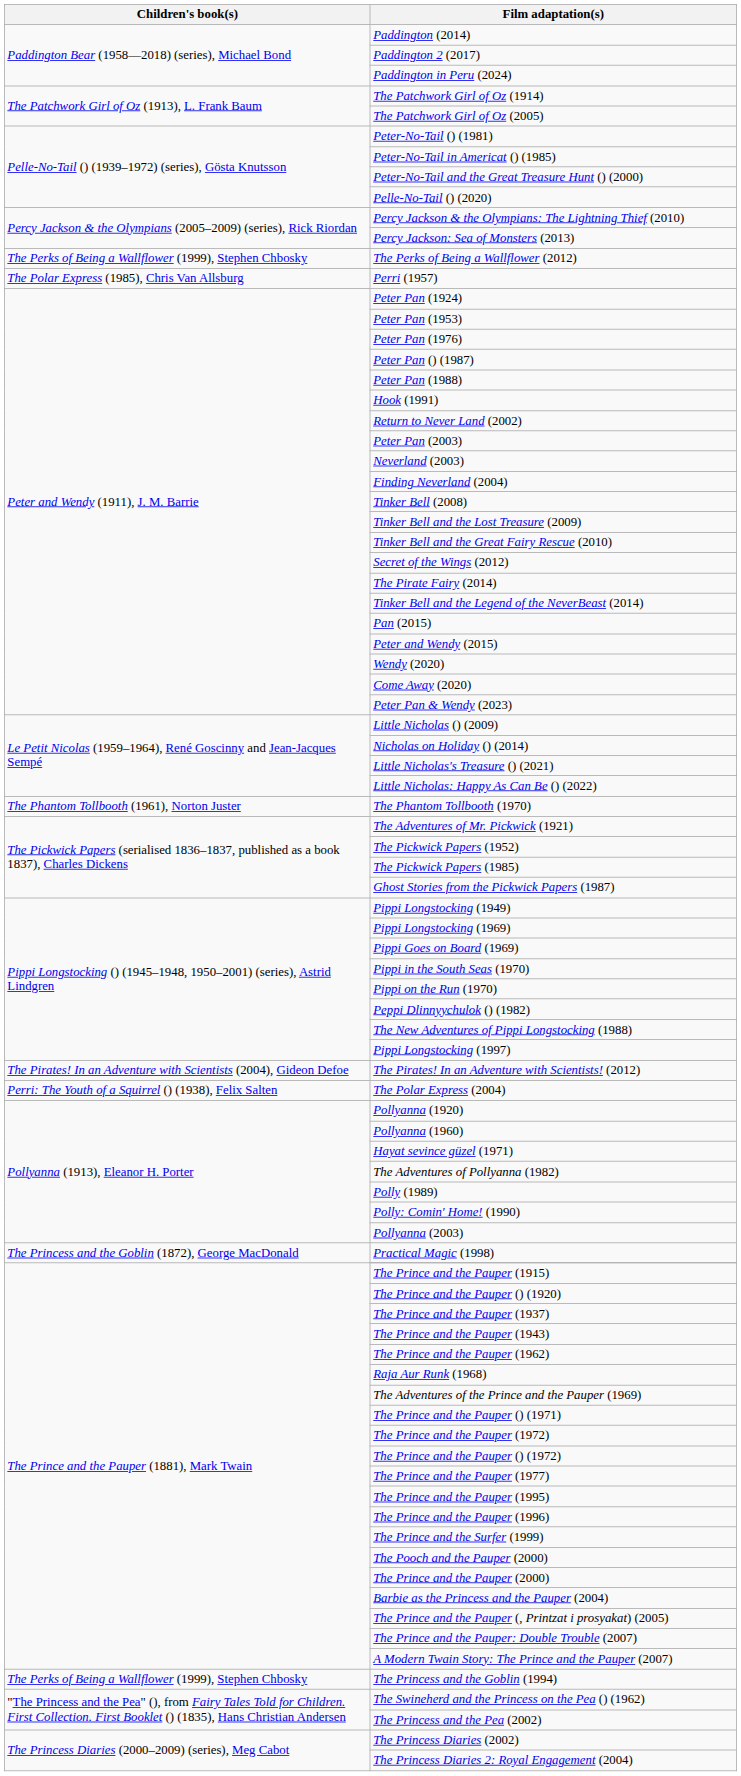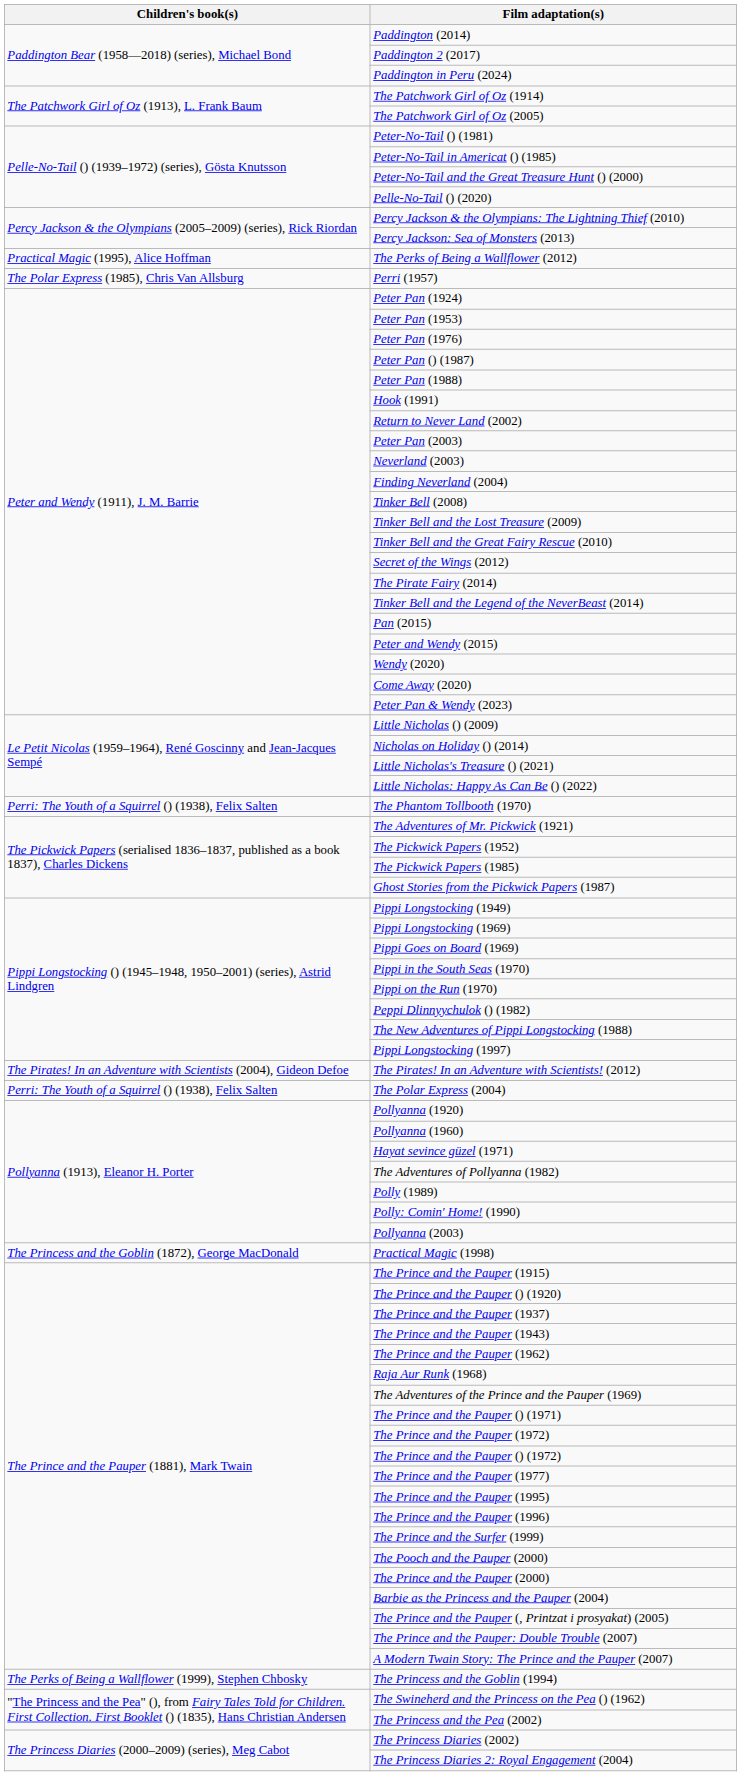(157, 258) The Perks of Being a Wallflower (1999), Stephen Chbosky -> (109, 258) Practical Magic (1995), Alice Hoffman
(124, 806) The Phantom Tollbooth (1961), Norton Juster -> (142, 806) Perri: The Youth of a Squirrel () (1938), Felix Salten
